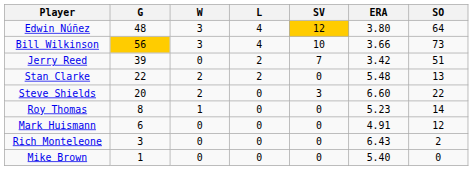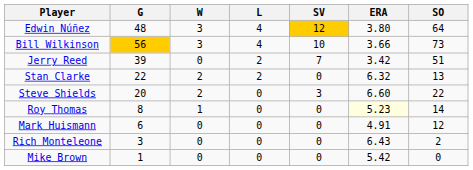(379, 77) 5.48 -> (379, 77) 6.32
(379, 109) no background -> (379, 109) lightyellow background
(379, 157) 5.40 -> (379, 157) 5.42
